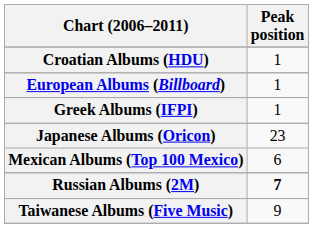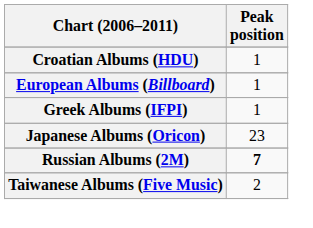- row: (126, 160)
(278, 210) 9 -> (257, 185) 2
